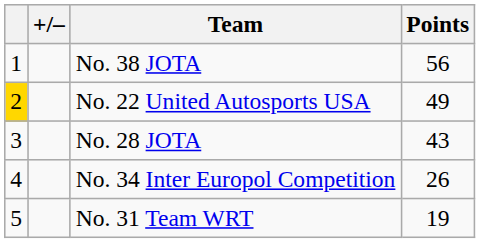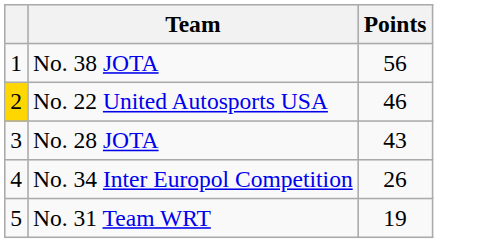- column: (49, 24)
(438, 101) 49 -> (395, 101) 46
